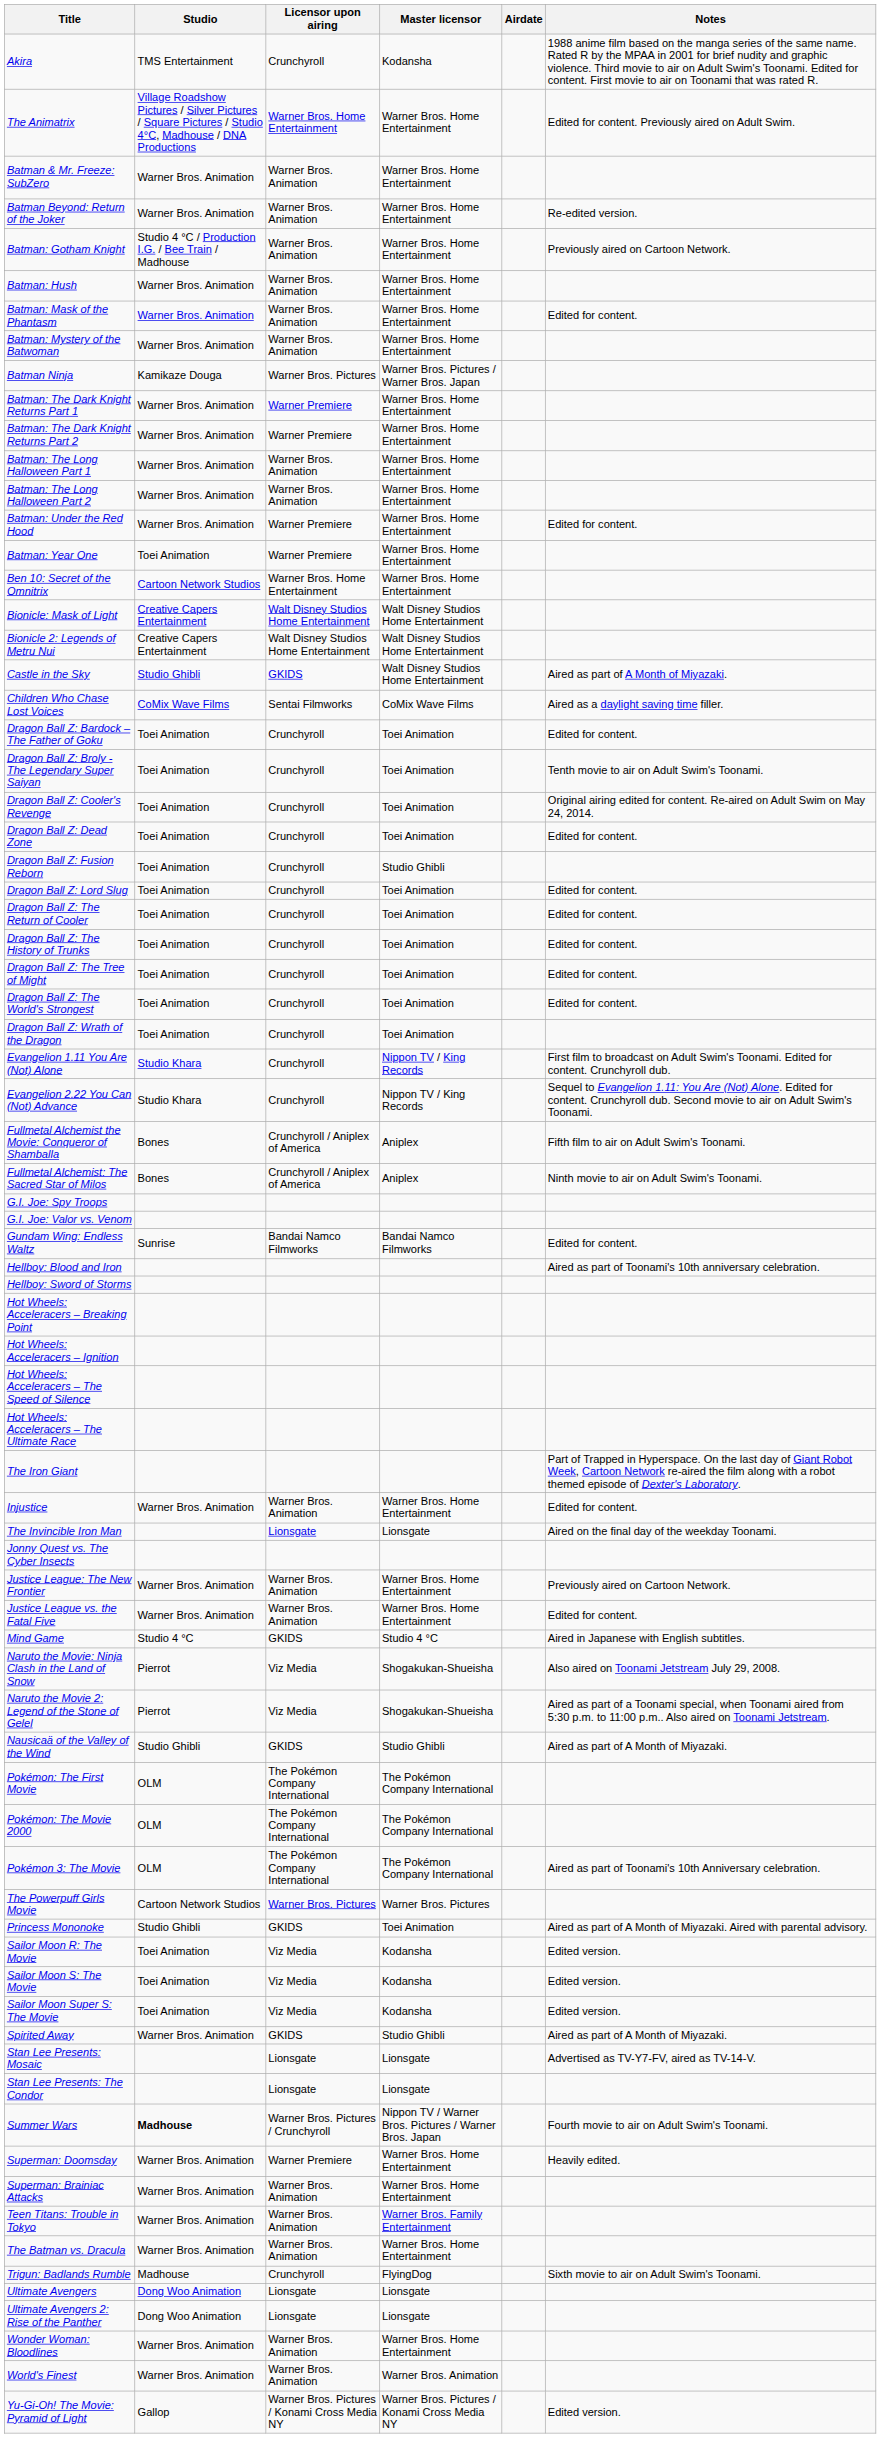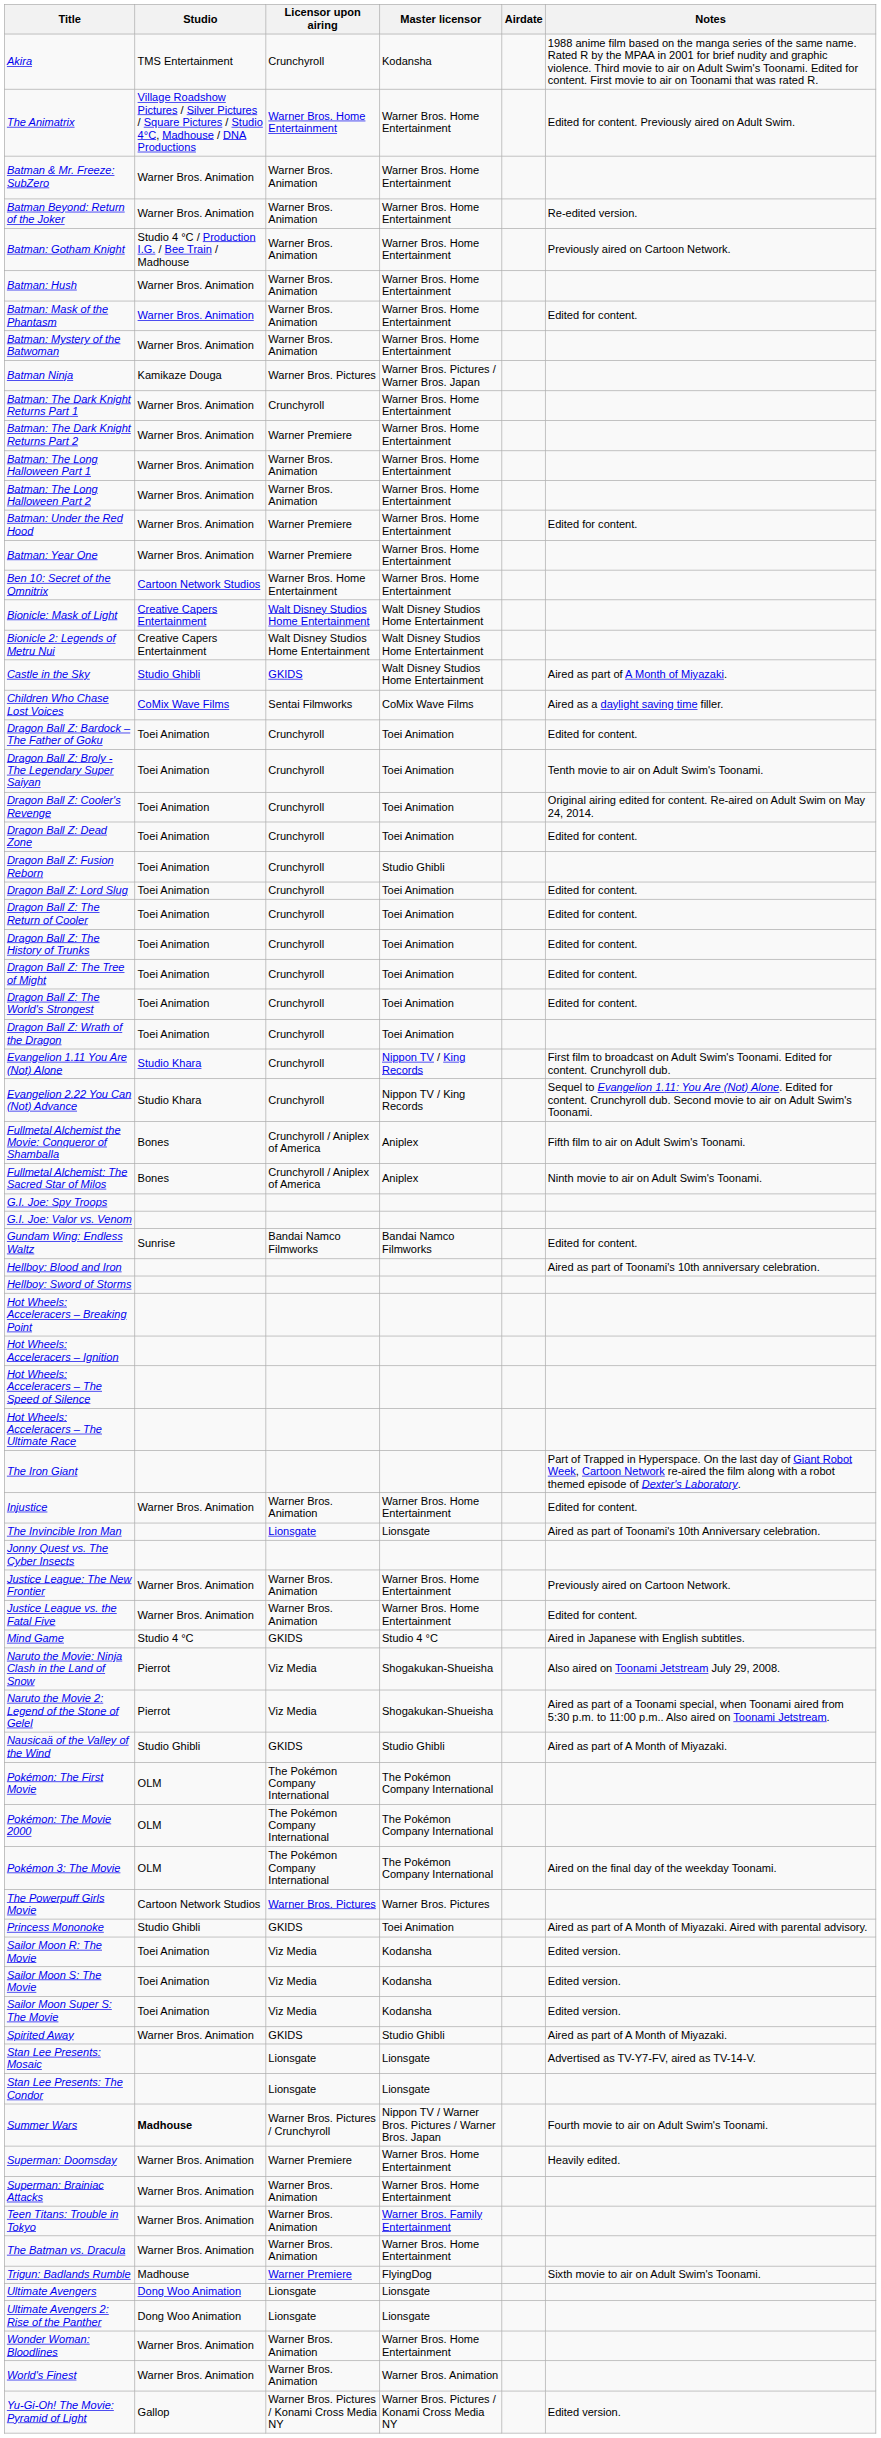(310, 405) Warner Premiere -> (296, 405) Crunchyroll
(174, 555) Toei Animation -> (196, 555) Warner Bros. Animation
(662, 1531) Aired on the final day of the weekday Toonami. -> (684, 1531) Aired as part of Toonami's 10th Anniversary celebration.
(684, 1868) Aired as part of Toonami's 10th Anniversary celebration. -> (662, 1868) Aired on the final day of the weekday Toonami.
(296, 2274) Crunchyroll -> (310, 2274) Warner Premiere
